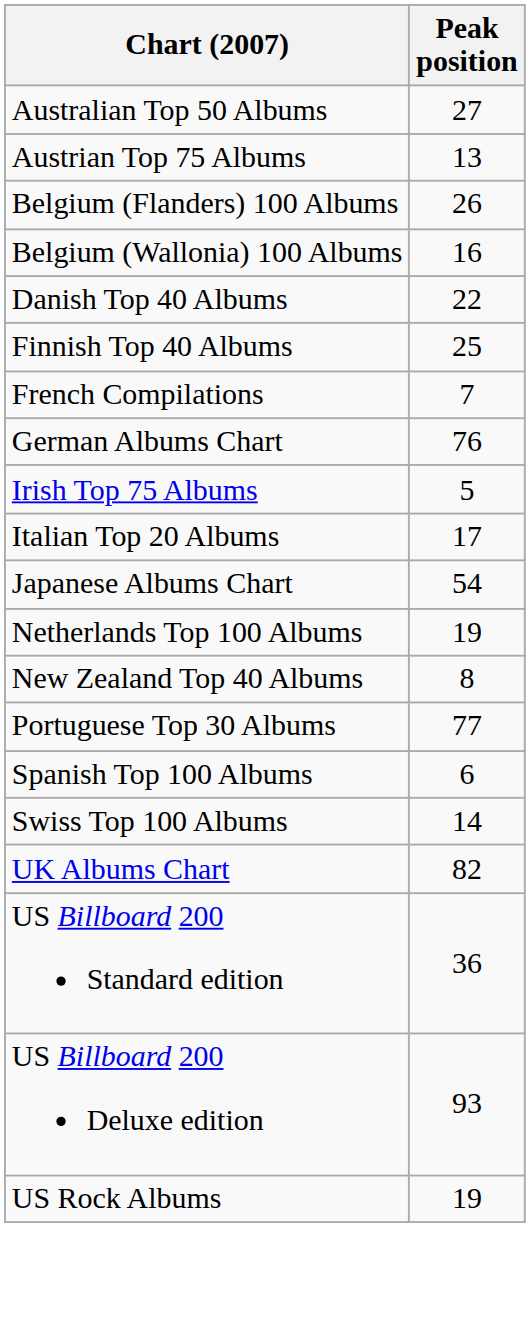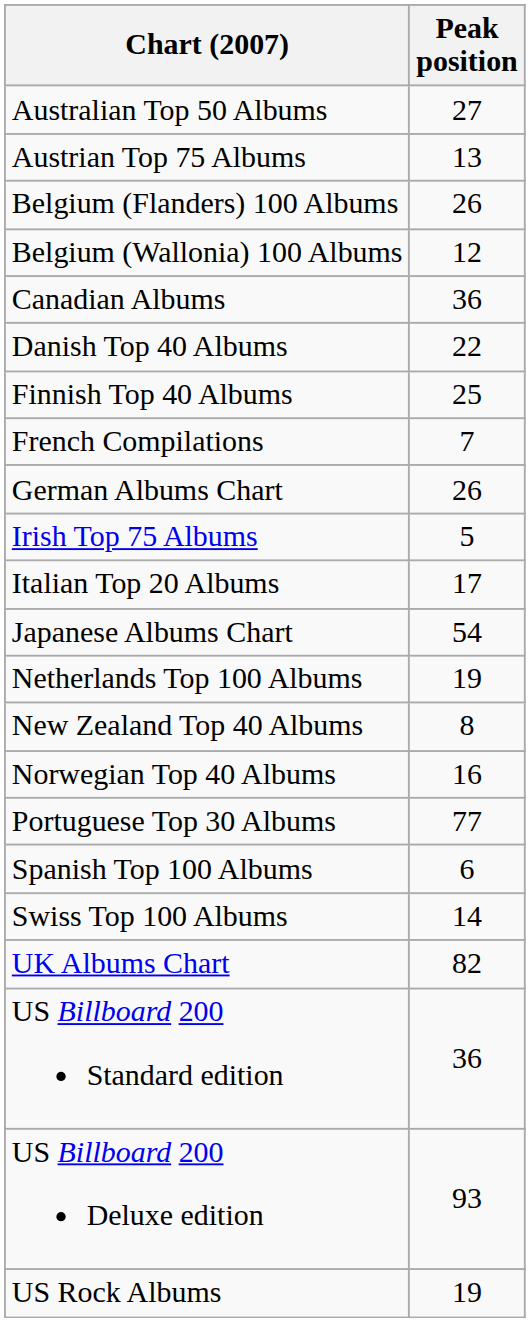(467, 251) 16 -> (467, 251) 12
+ row: (119, 299)
(467, 441) 76 -> (467, 488) 26
+ row: (174, 773)
